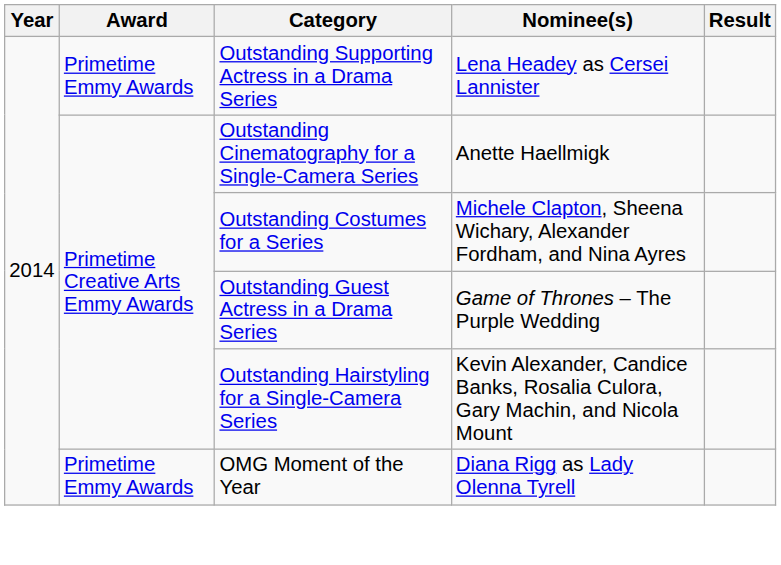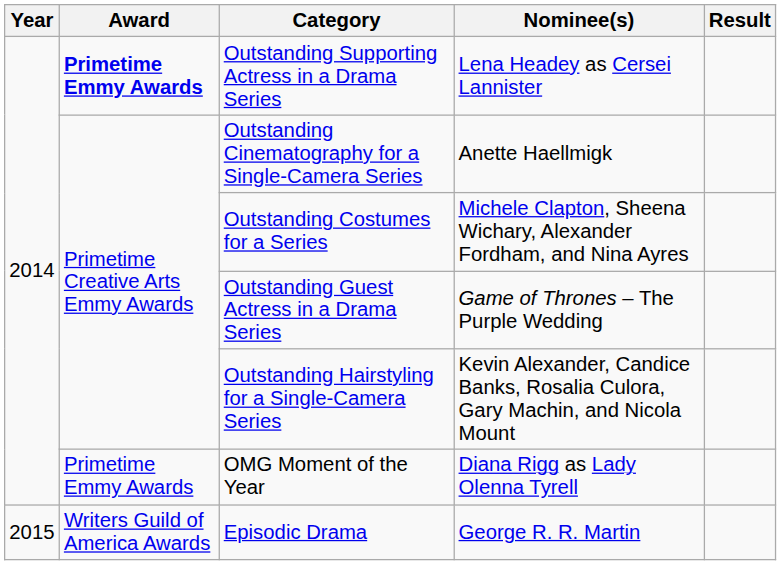(129, 75) normal -> (133, 75) bold
+ row: (295, 531)
